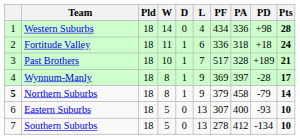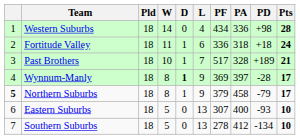(184, 77) normal -> (184, 77) bold
(286, 93) 14 -> (286, 93) 17
